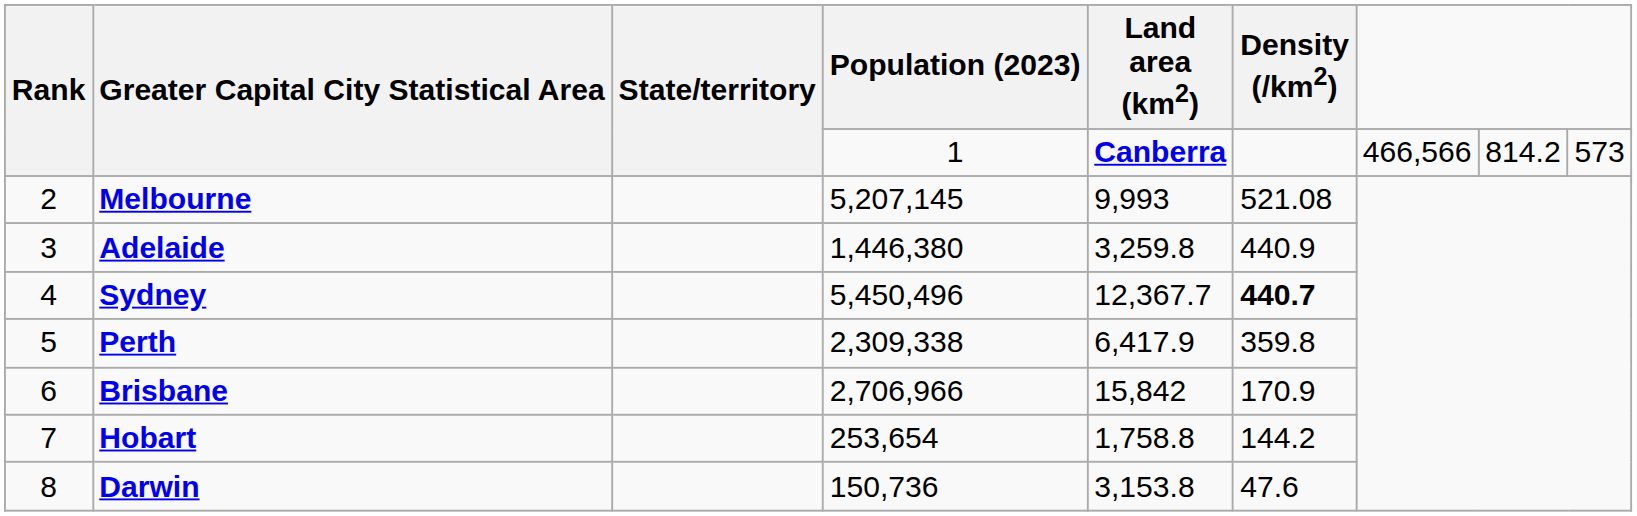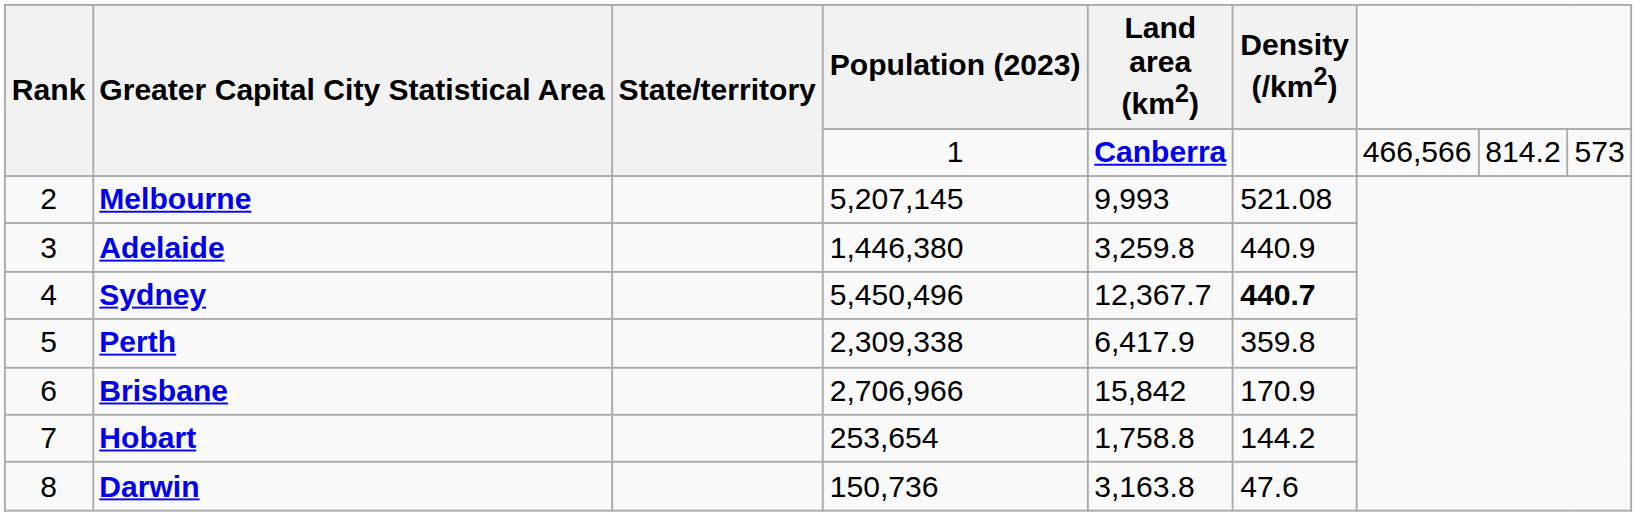(1144, 485) 3,153.8 -> (1144, 485) 3,163.8
